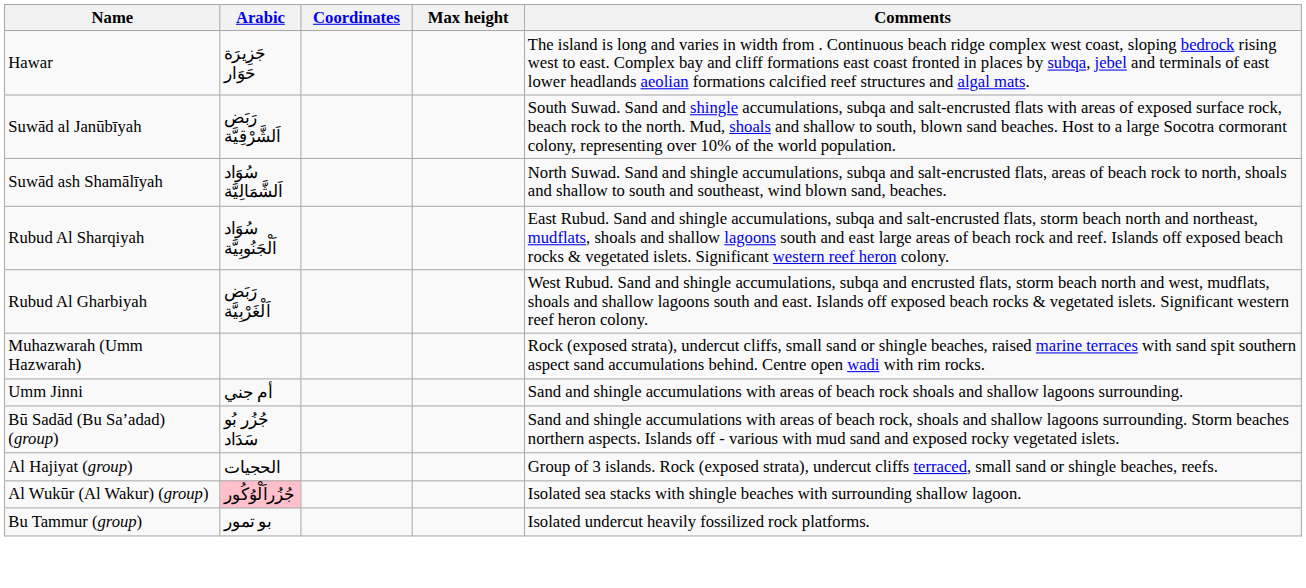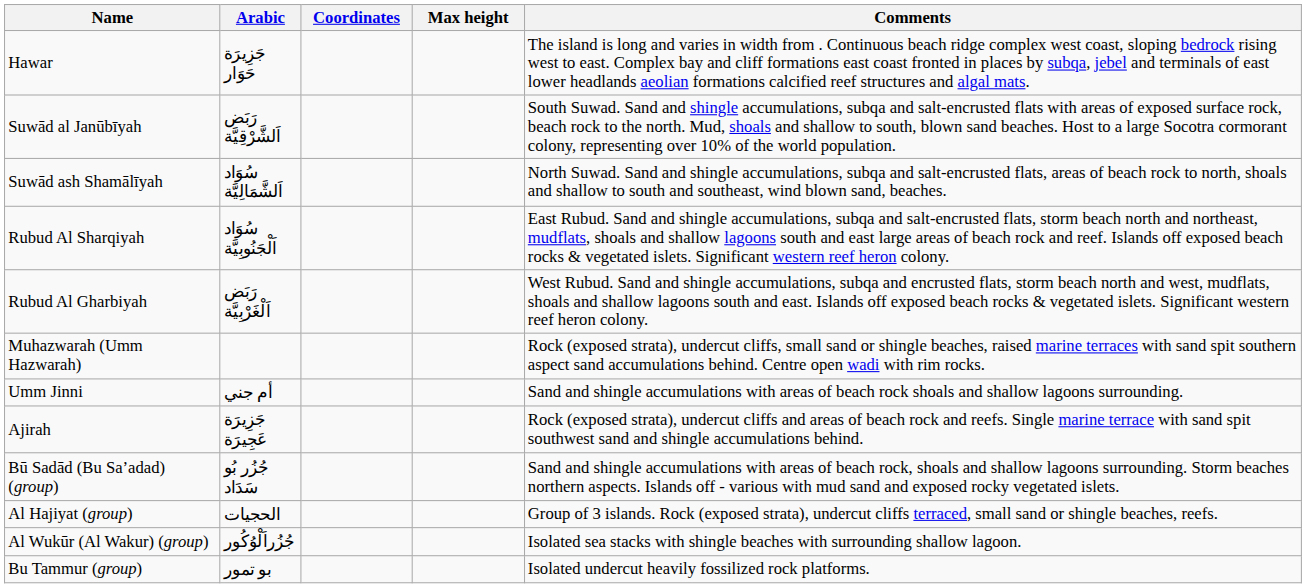+ row: (30, 429)
(259, 494) pink background -> (259, 541) no background
